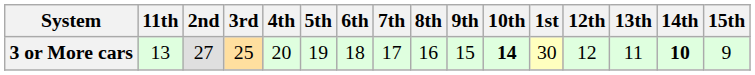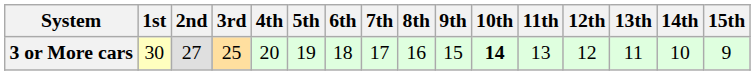columns swapped: (547, 20) <-> (160, 20)
(680, 52) bold -> (680, 52) normal
